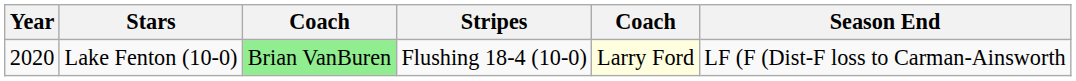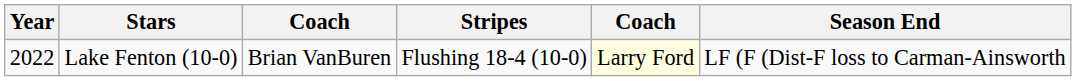(32, 57) 2020 -> (32, 57) 2022
(319, 57) lightgreen background -> (319, 57) no background
